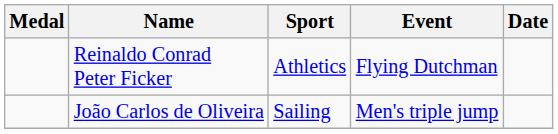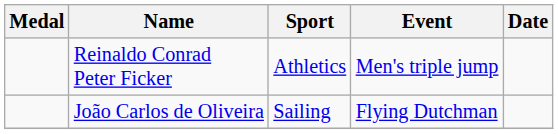(427, 66) Flying Dutchman -> (427, 66) Men's triple jump
(427, 111) Men's triple jump -> (427, 111) Flying Dutchman
